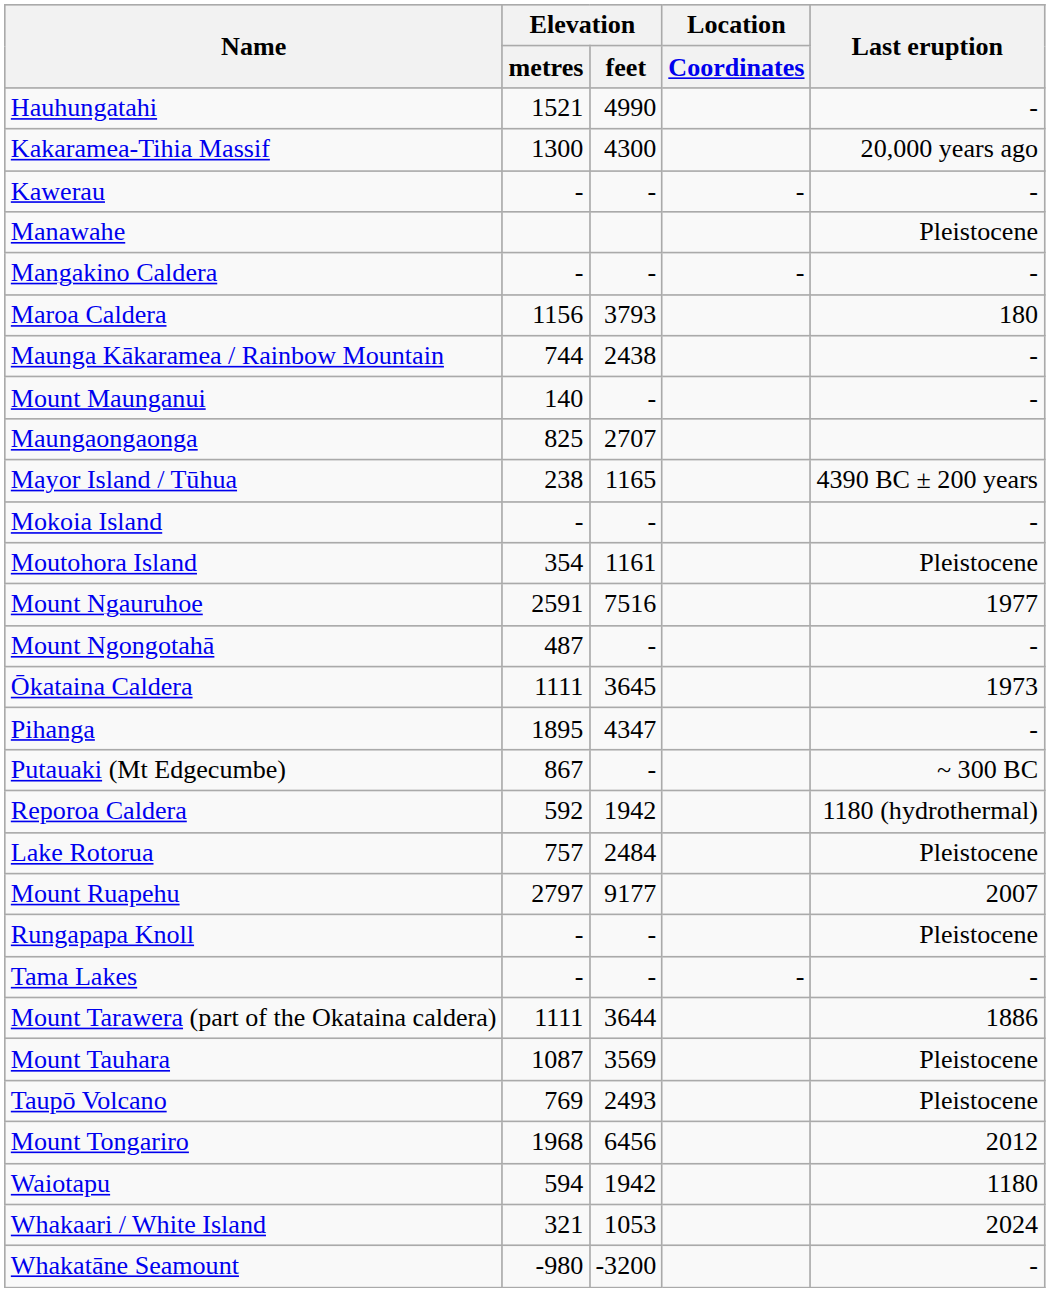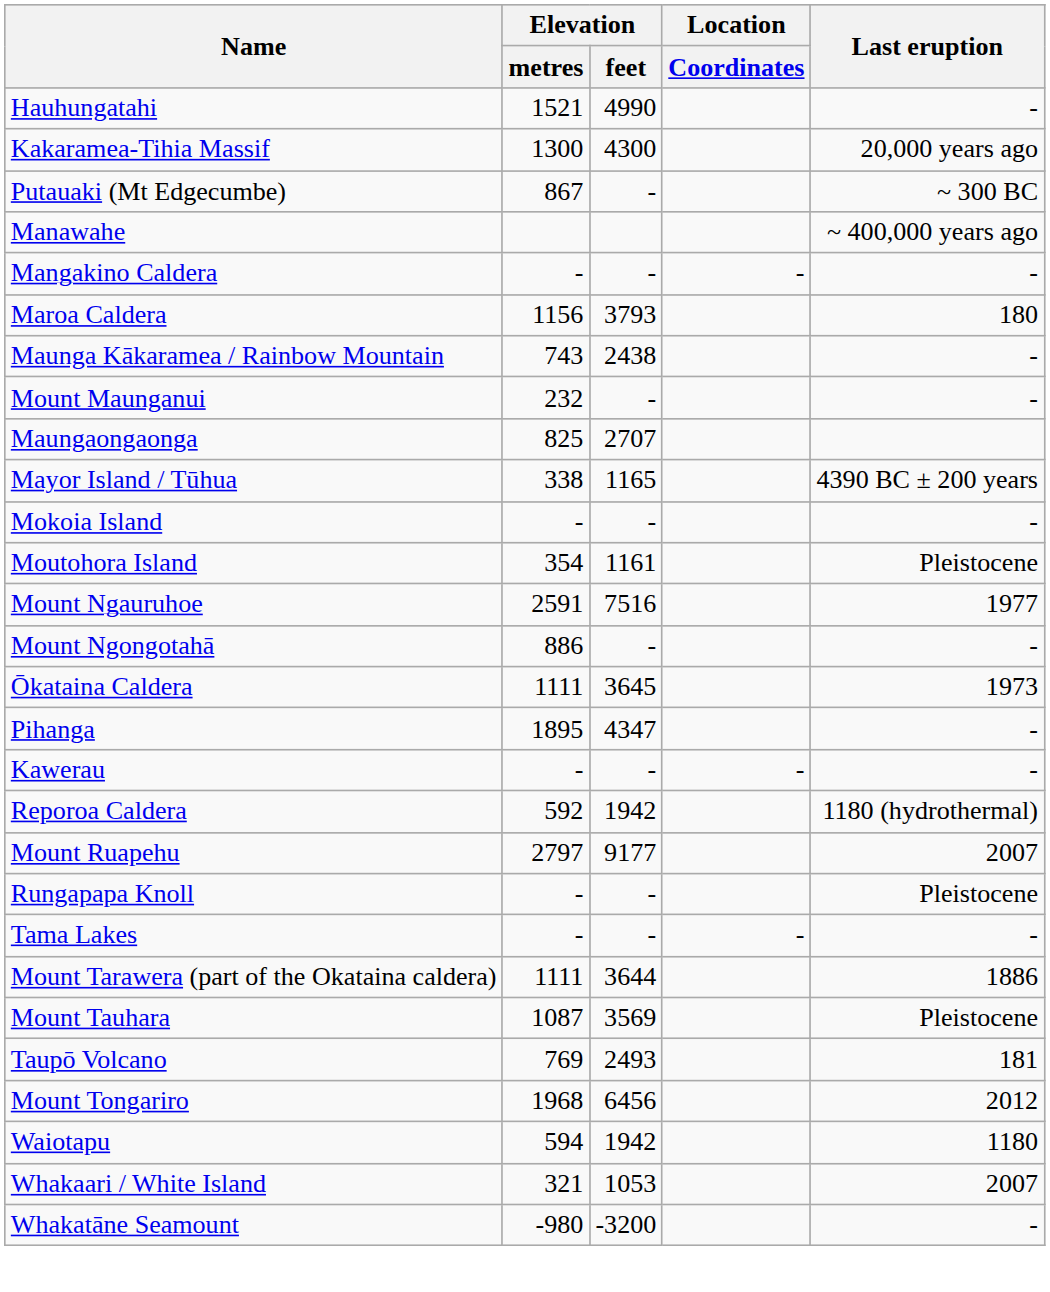rows swapped: (58, 190) <-> (148, 769)
(979, 231) Pleistocene -> (932, 231) ~ 400,000 years ago
(564, 356) 744 -> (564, 356) 743
(564, 397) 140 -> (564, 397) 232
(564, 480) 238 -> (564, 480) 338
(564, 645) 487 -> (564, 645) 886
- row: (82, 852)
(979, 1100) Pleistocene -> (1018, 1059) 181
(1012, 1224) 2024 -> (1012, 1183) 2007
